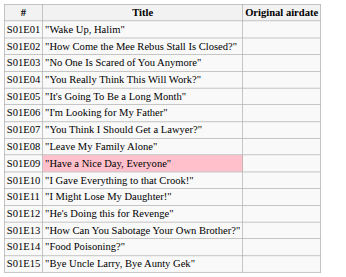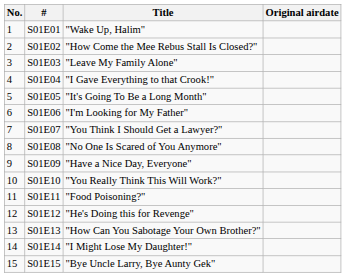+ column: (15, 12)
(123, 63) "No One Is Scared of You Anymore" -> (122, 63) "Leave My Family Alone"
(123, 79) "You Really Think This Will Work?" -> (140, 79) "I Gave Everything to that Crook!"
(101, 146) "Leave My Family Alone" -> (144, 146) "No One Is Scared of You Anymore"
(108, 163) pink background -> (129, 163) no background
(119, 180) "I Gave Everything to that Crook!" -> (143, 180) "You Really Think This Will Work?"
(108, 197) "I Might Lose My Daughter!" -> (105, 197) "Food Poisoning?"
(85, 247) "Food Poisoning?" -> (129, 247) "I Might Lose My Daughter!"
